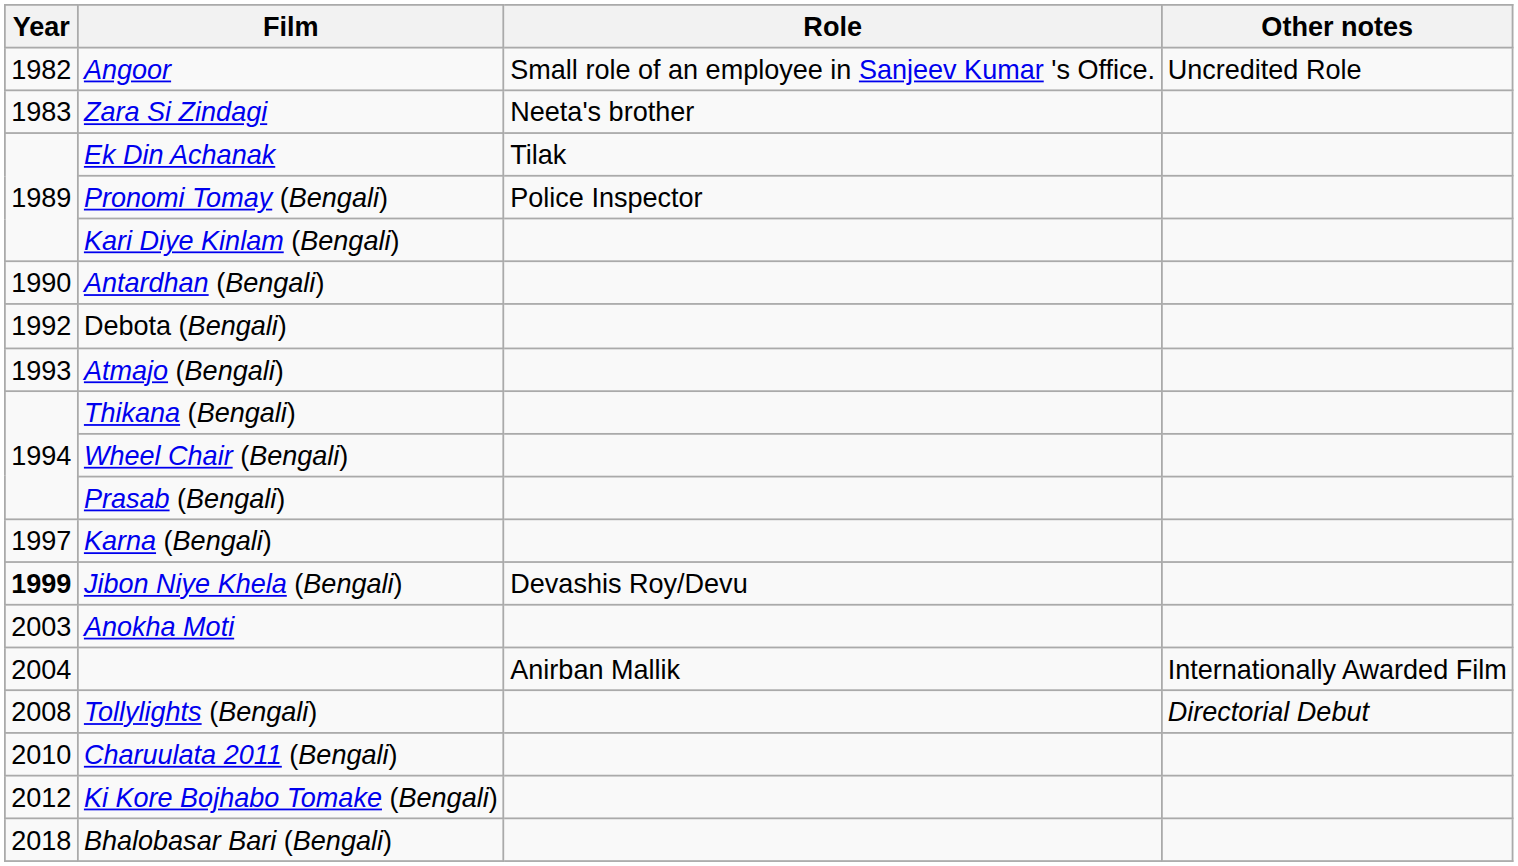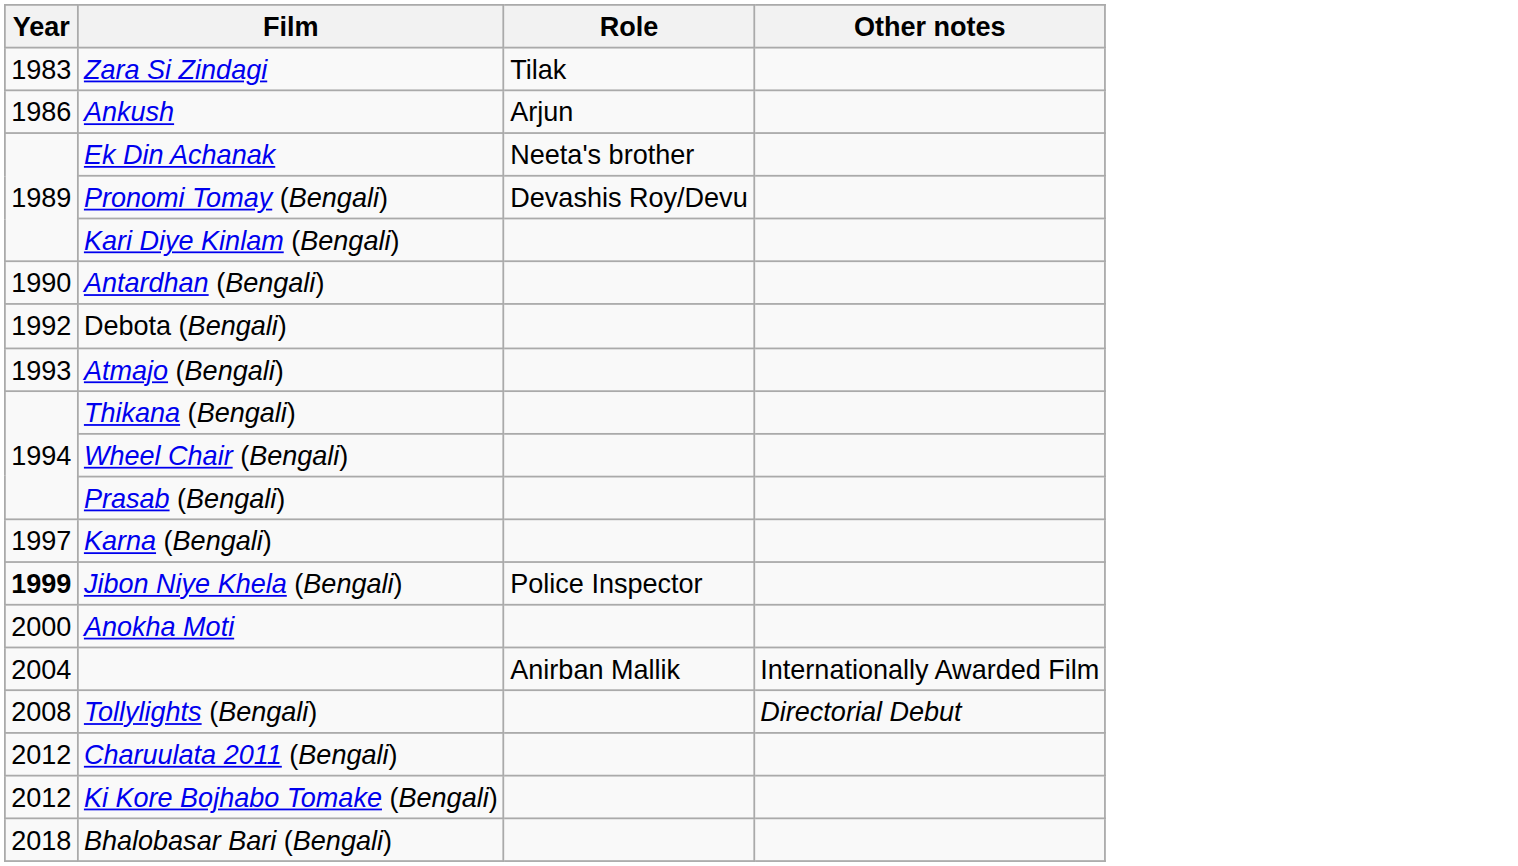- row: (128, 69)
(602, 112) Neeta's brother -> (538, 69) Tilak
+ row: (129, 112)
(538, 155) Tilak -> (602, 155) Neeta's brother
(606, 198) Police Inspector -> (629, 198) Devashis Roy/Devu
(629, 583) Devashis Roy/Devu -> (606, 583) Police Inspector
(41, 626) 2003 -> (41, 626) 2000
(41, 755) 2010 -> (41, 755) 2012
